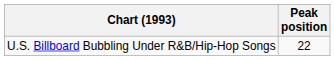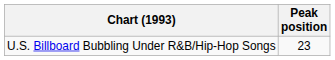(304, 45) 22 -> (304, 45) 23
